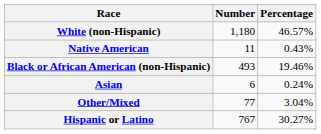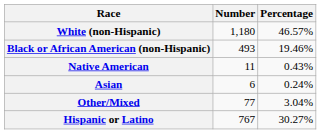rows swapped: (109, 66) <-> (109, 48)
